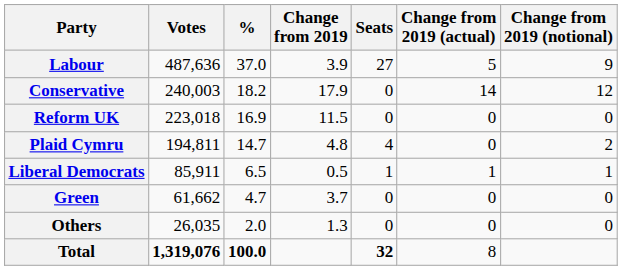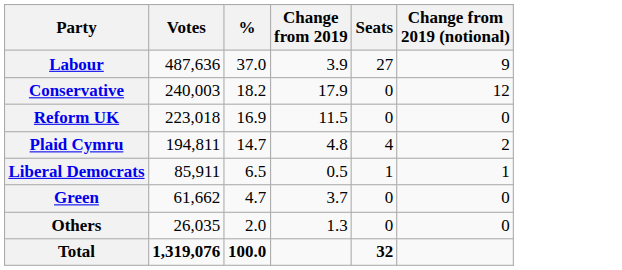- column: (449, 27)
